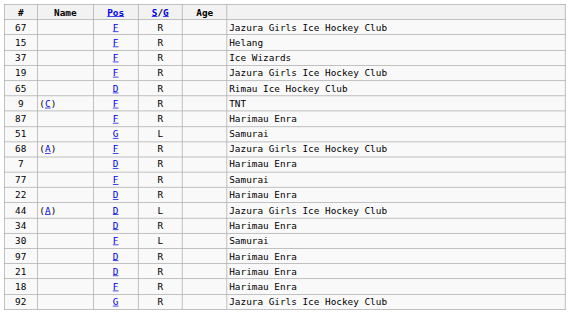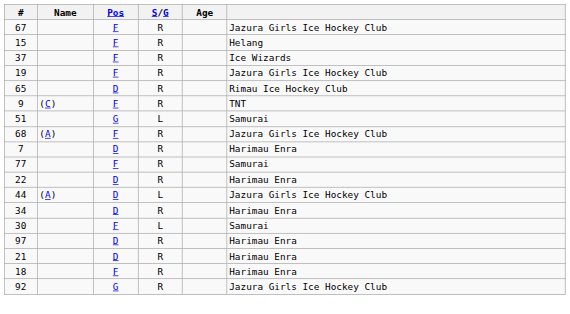- row: (21, 119)
